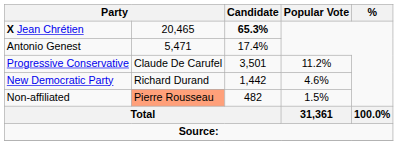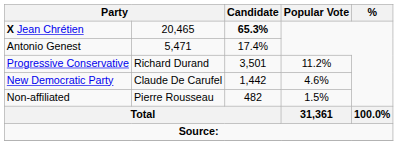(178, 64) Claude De Carufel -> (171, 64) Richard Durand
(171, 81) Richard Durand -> (178, 81) Claude De Carufel
(174, 98) lightsalmon background -> (174, 98) no background
